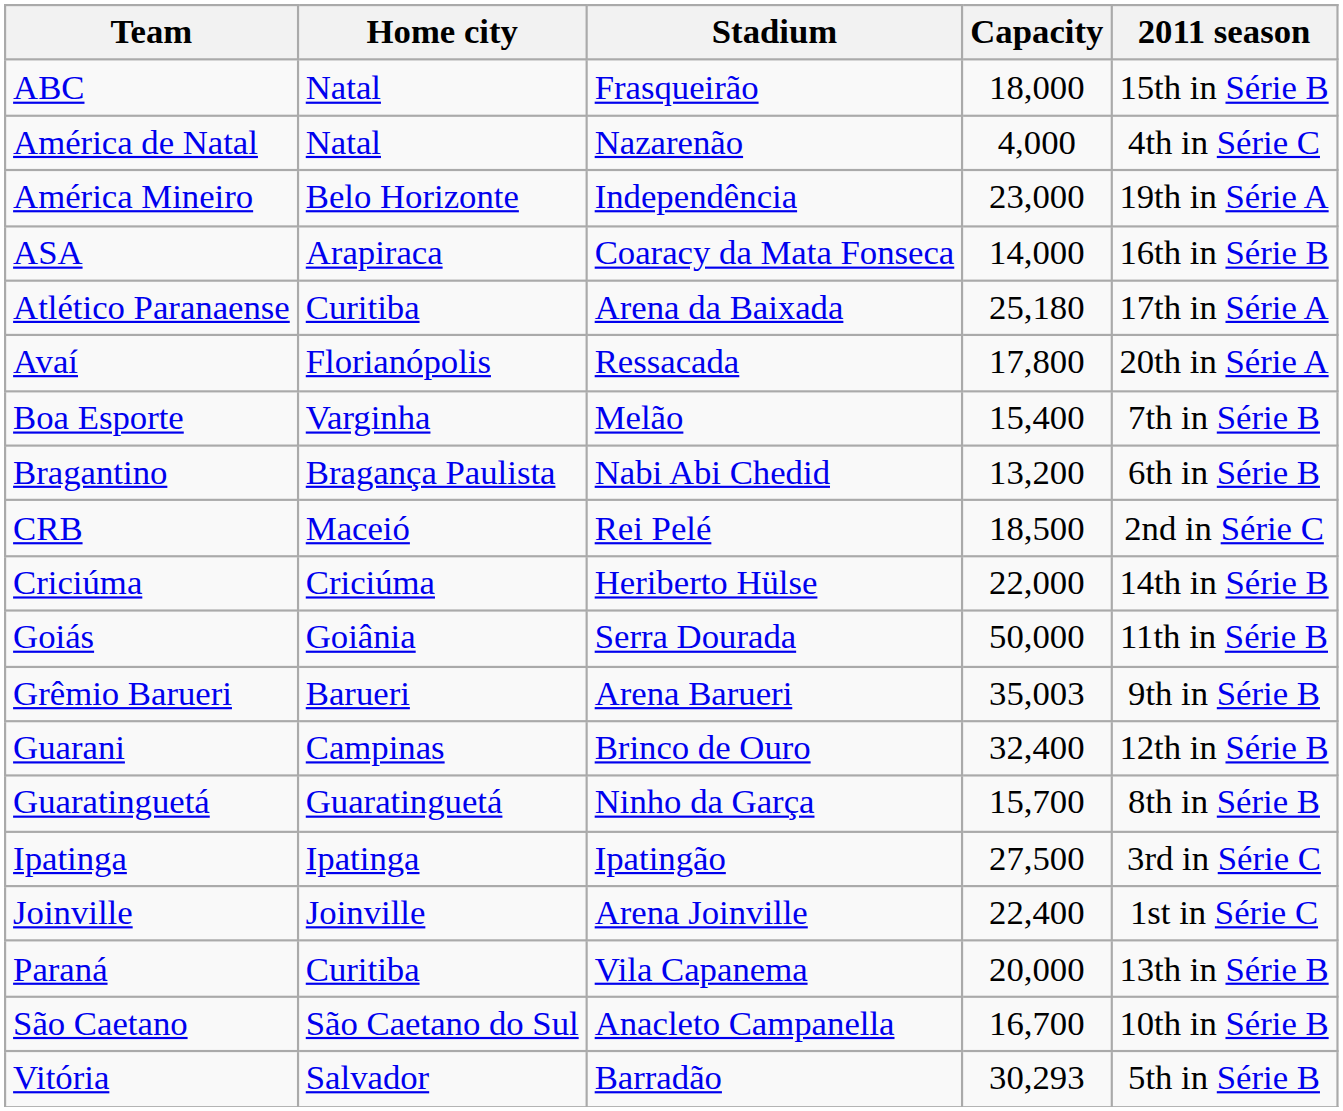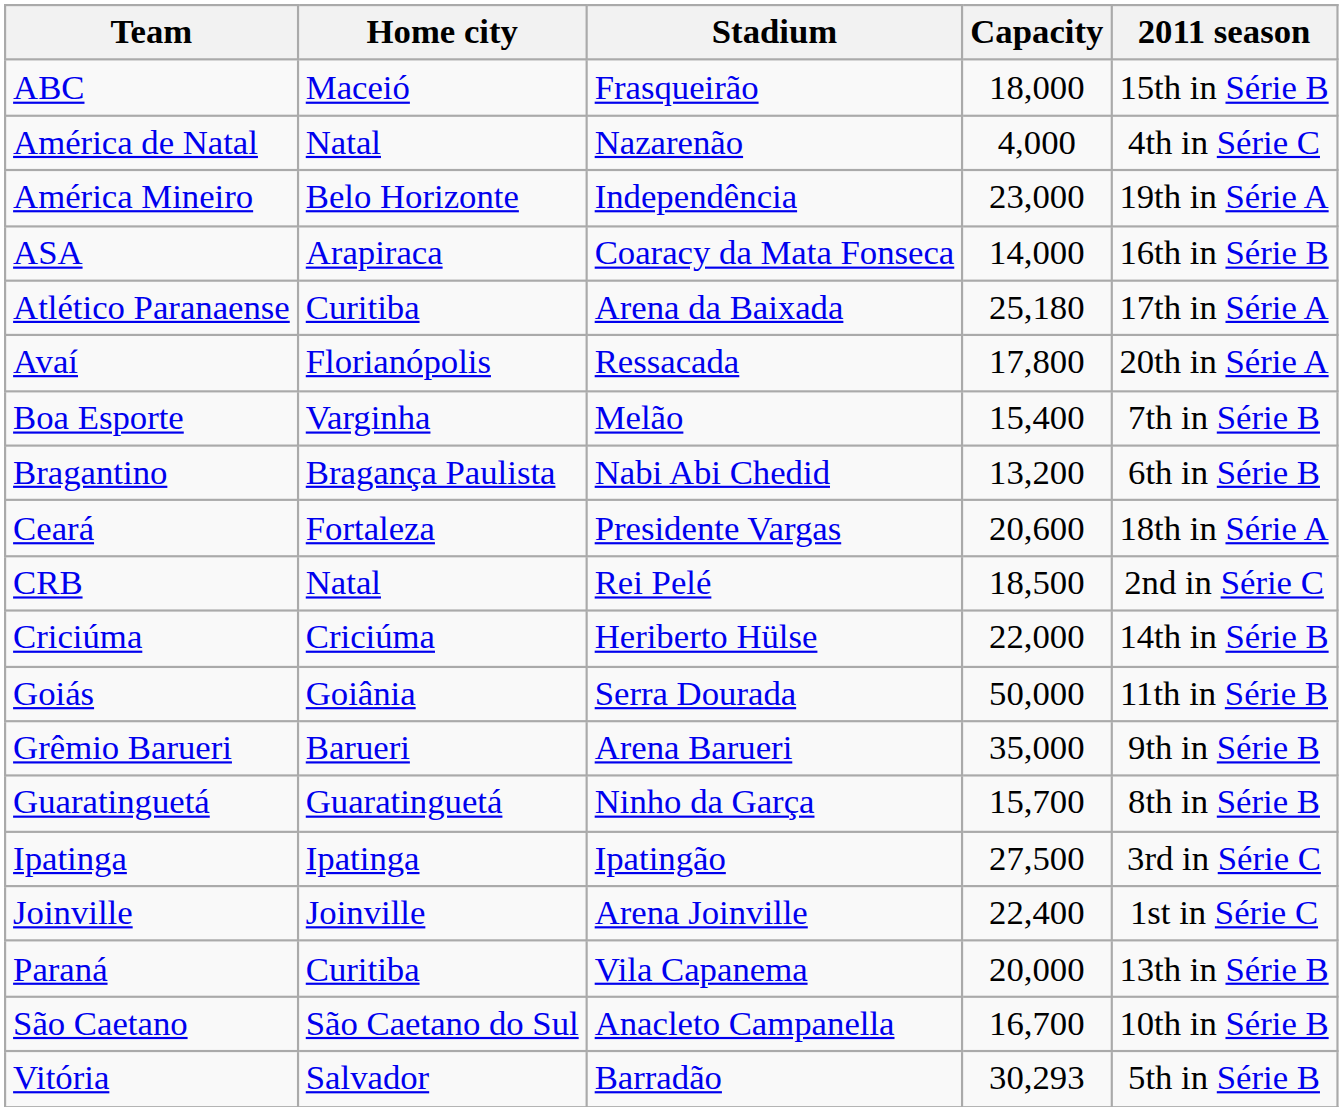(343, 87) Natal -> (358, 87) Maceió
+ row: (54, 527)
(358, 527) Maceió -> (343, 582) Natal
(1037, 692) 35,003 -> (1037, 747) 35,000
- row: (69, 747)
